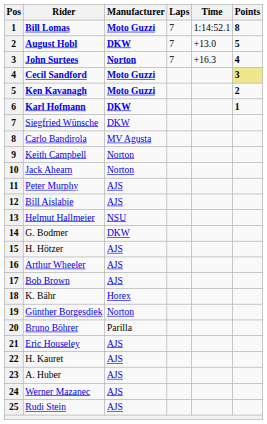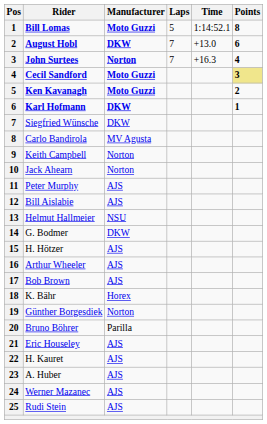(172, 28) 7 -> (172, 28) 5
(237, 44) 5 -> (237, 44) 6
